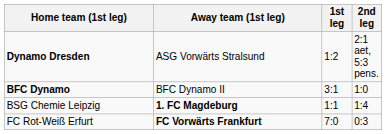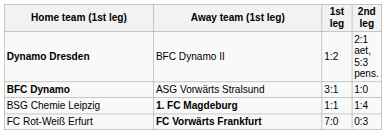(210, 56) ASG Vorwärts Stralsund -> (190, 56) BFC Dynamo II
(190, 89) BFC Dynamo II -> (210, 89) ASG Vorwärts Stralsund
